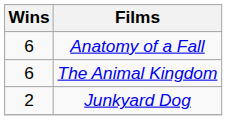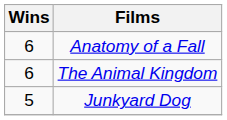(29, 100) 2 -> (29, 100) 5
